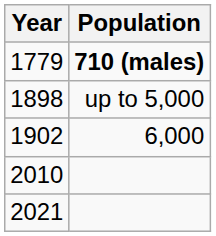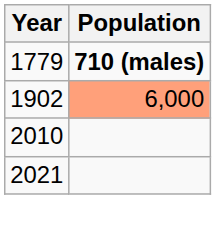- row: (37, 99)
(174, 136) no background -> (174, 99) lightsalmon background
